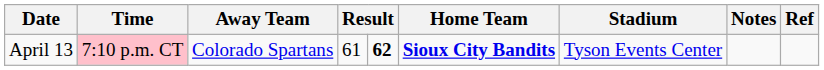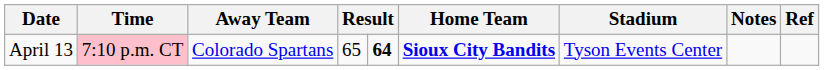(352, 49) 61 -> (352, 49) 65
(382, 49) 62 -> (382, 49) 64
